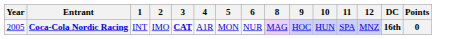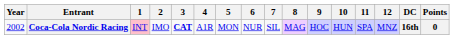+ column: (273, 12)
(16, 27) 2005 -> (16, 27) 2002
(140, 27) no background -> (140, 27) pink background
